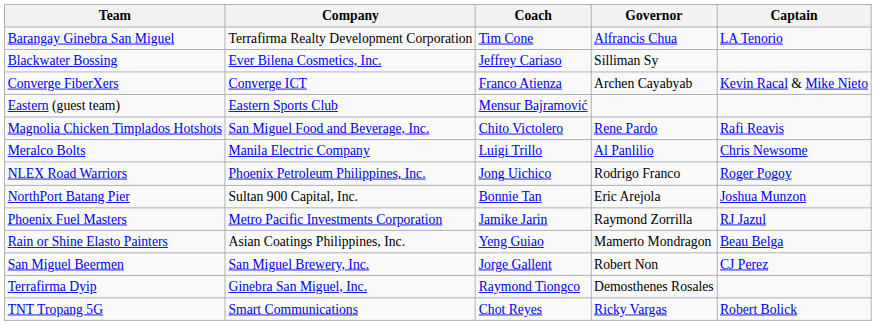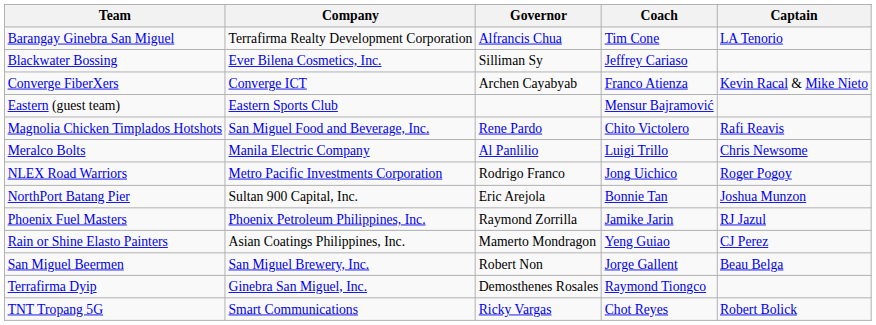columns swapped: (654, 15) <-> (533, 15)
(327, 173) Phoenix Petroleum Philippines, Inc. -> (335, 173) Metro Pacific Investments Corporation
(335, 218) Metro Pacific Investments Corporation -> (327, 218) Phoenix Petroleum Philippines, Inc.
(752, 241) Beau Belga -> (744, 241) CJ Perez
(744, 264) CJ Perez -> (752, 264) Beau Belga
